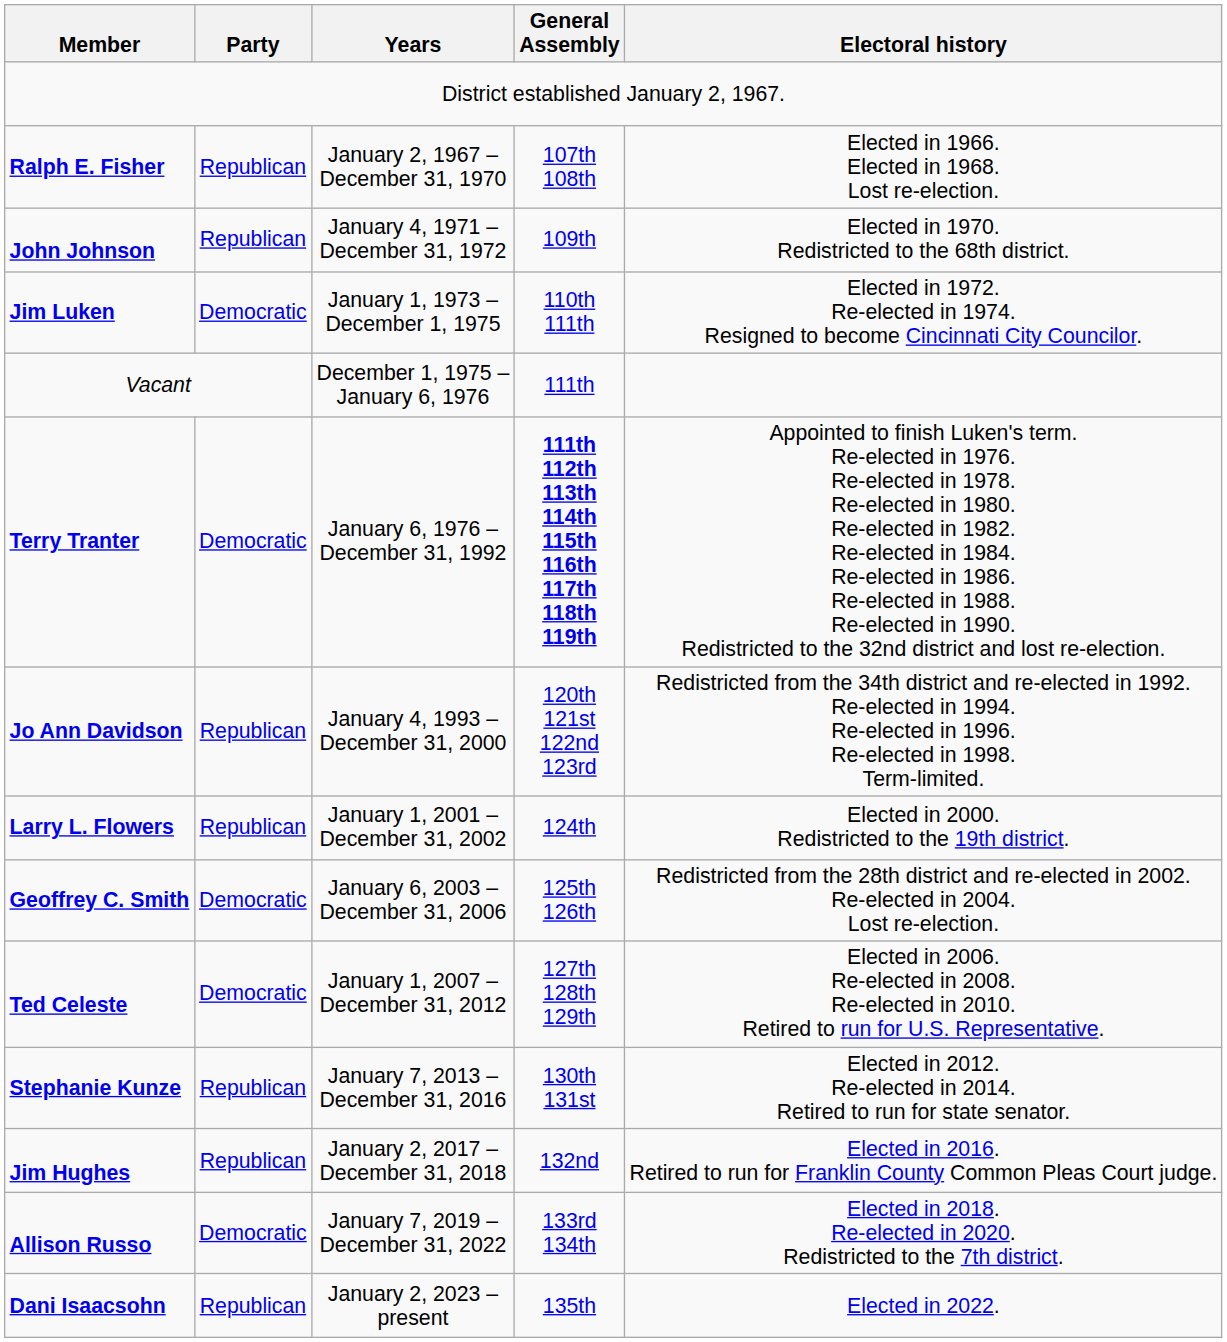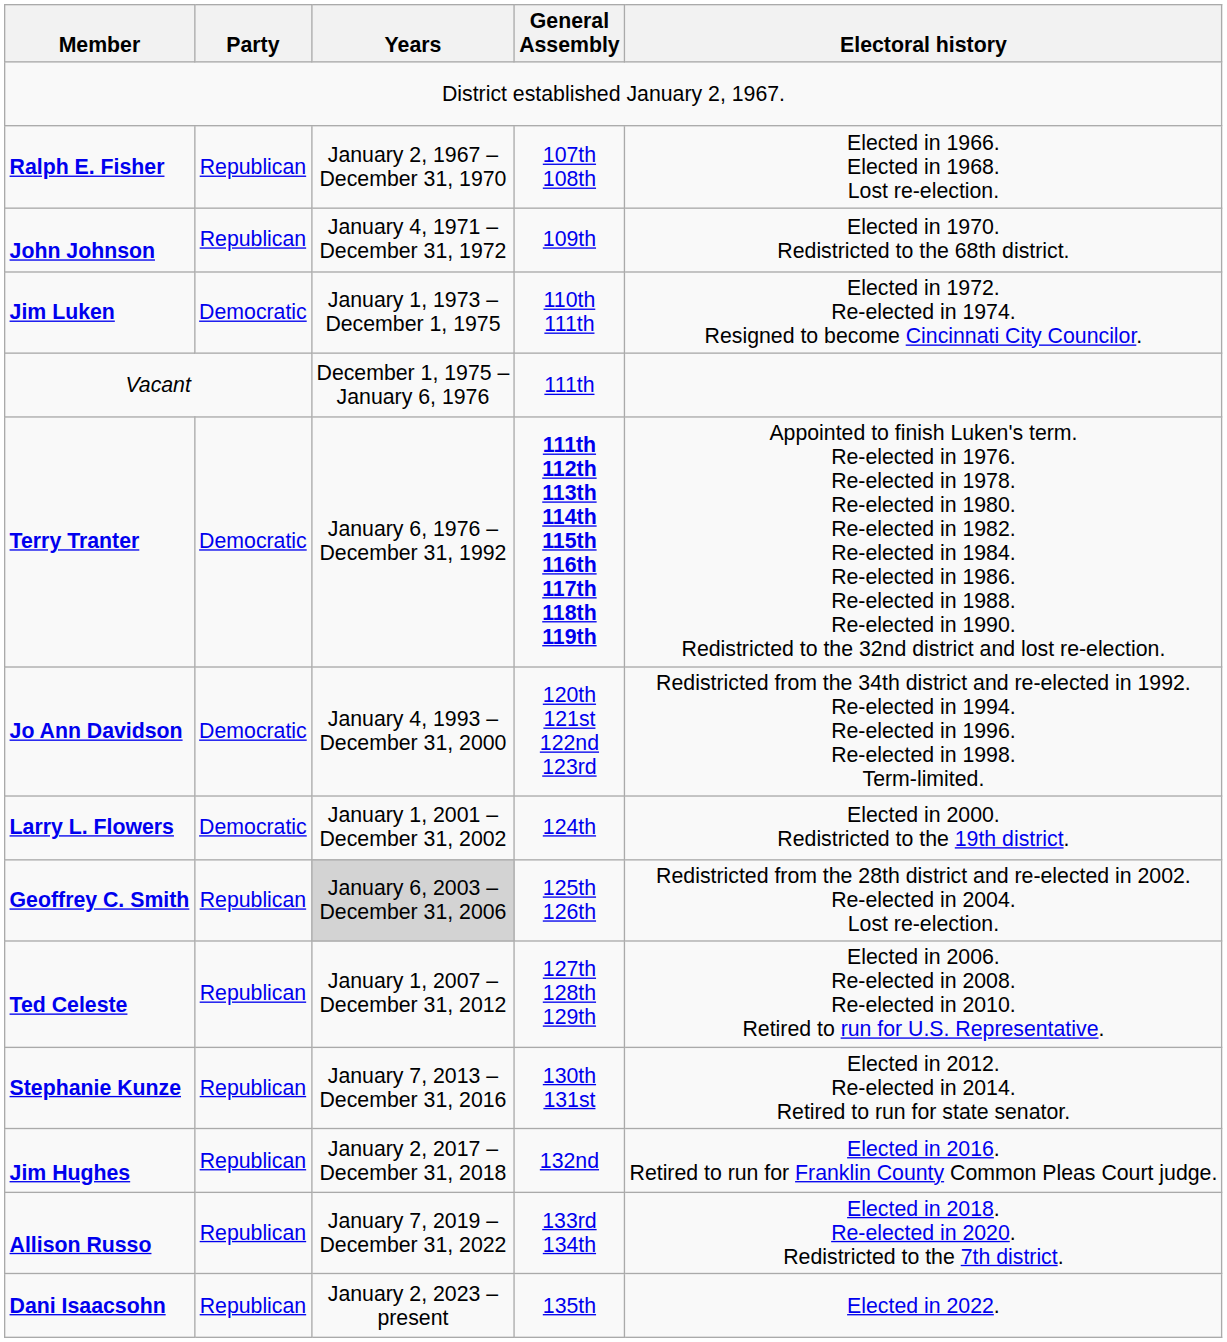(253, 730) Republican -> (253, 730) Democratic
(253, 827) Republican -> (253, 827) Democratic
(253, 900) Democratic -> (253, 900) Republican
(413, 900) no background -> (413, 900) lightgrey background
(253, 993) Democratic -> (253, 993) Republican
(253, 1233) Democratic -> (253, 1233) Republican
